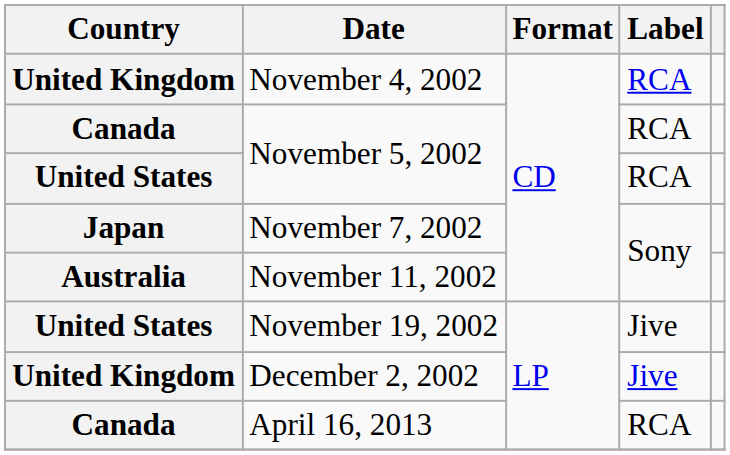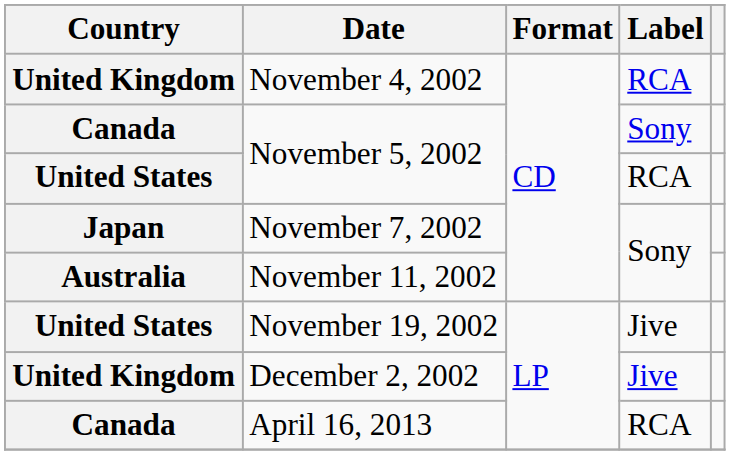(659, 128) RCA -> (659, 128) Sony
